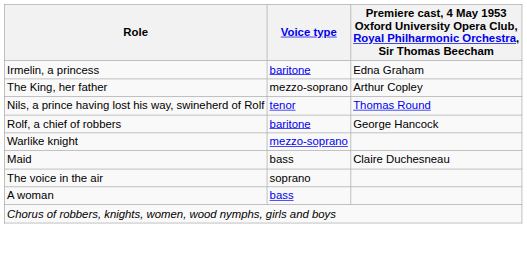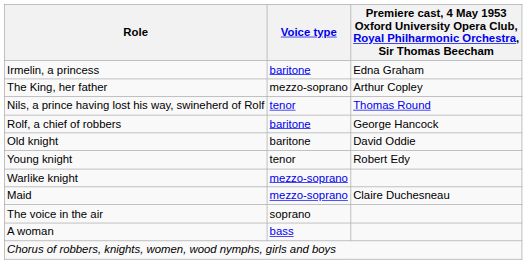+ row: (33, 141)
+ row: (40, 159)
(282, 159) bass -> (309, 195) mezzo-soprano
